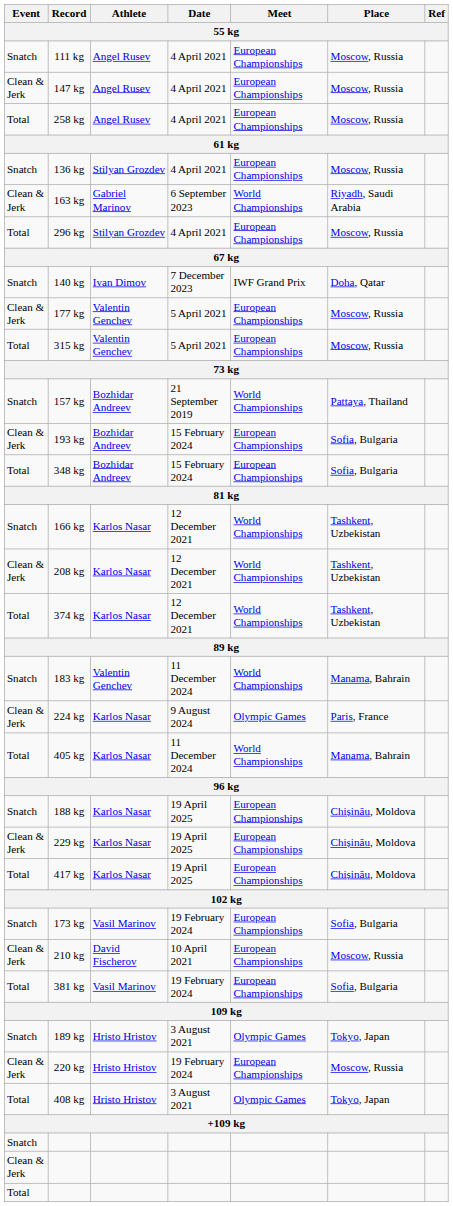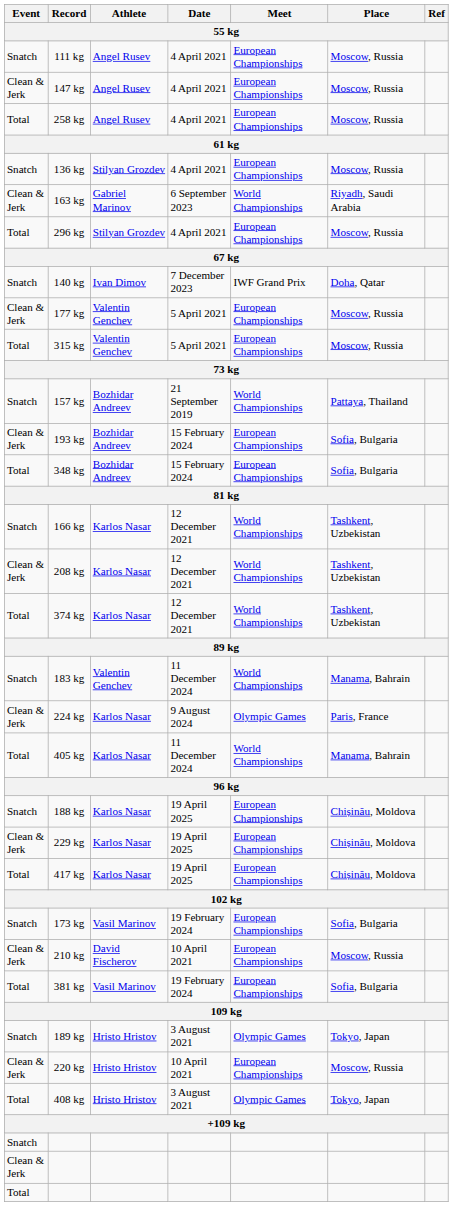(197, 1068) 19 February 2024 -> (189, 1068) 10 April 2021
